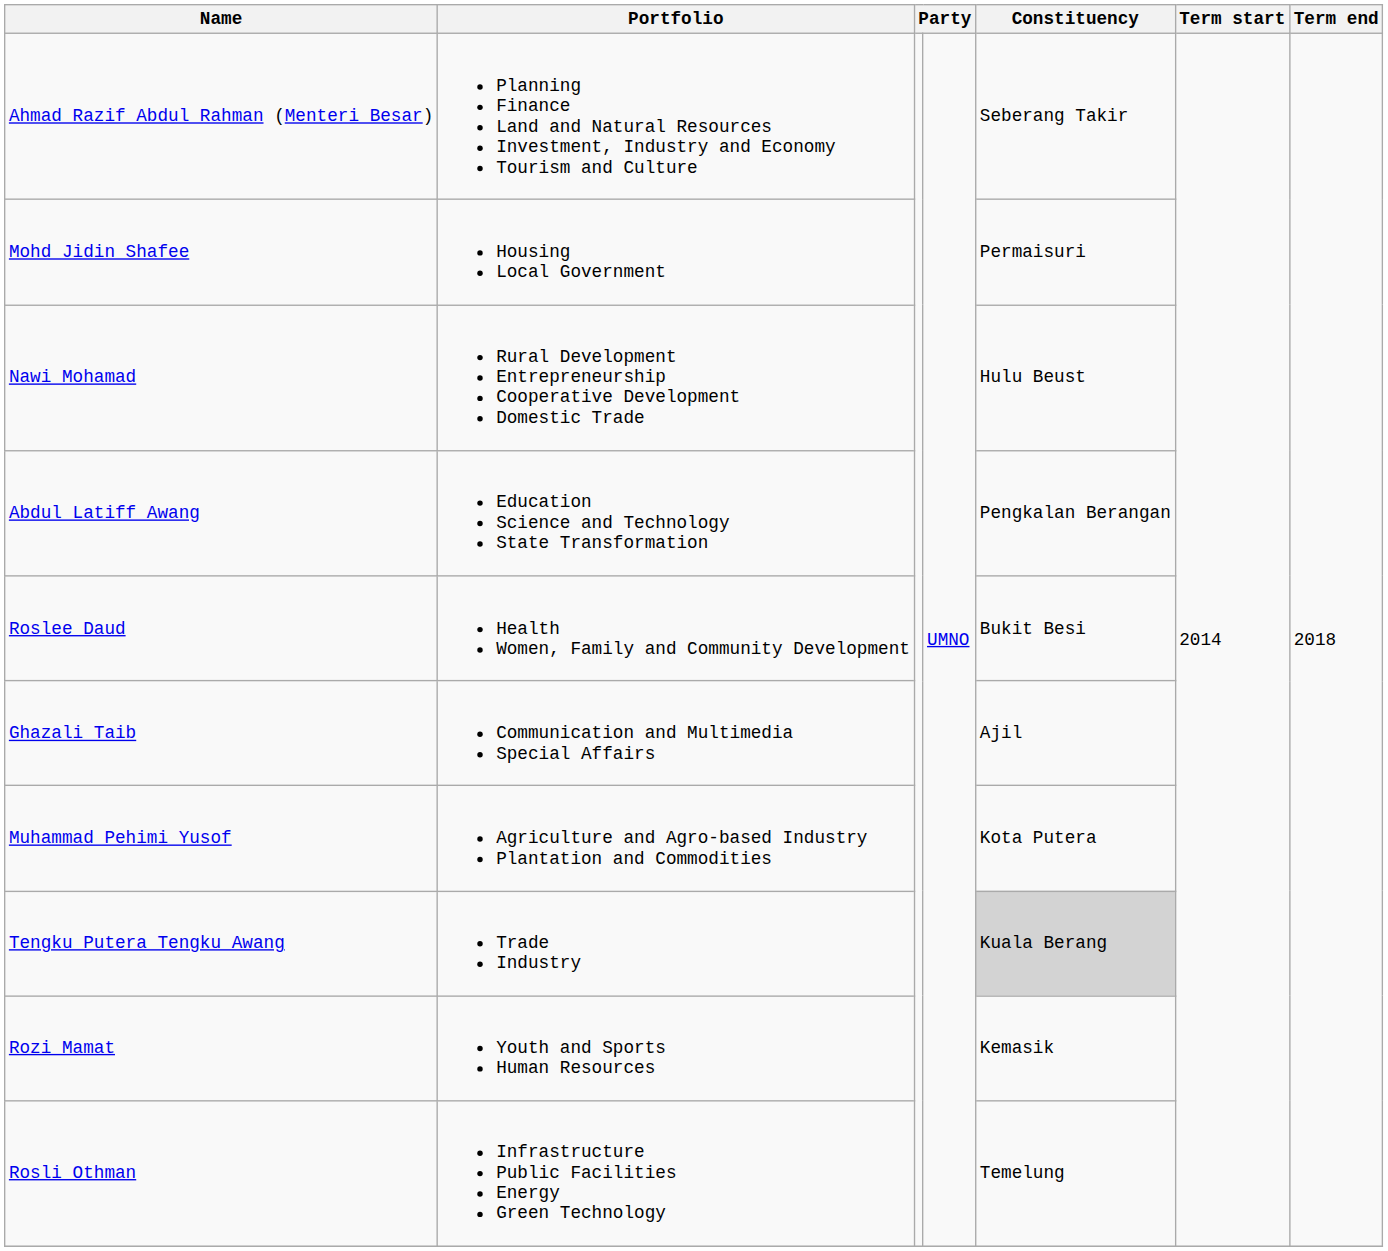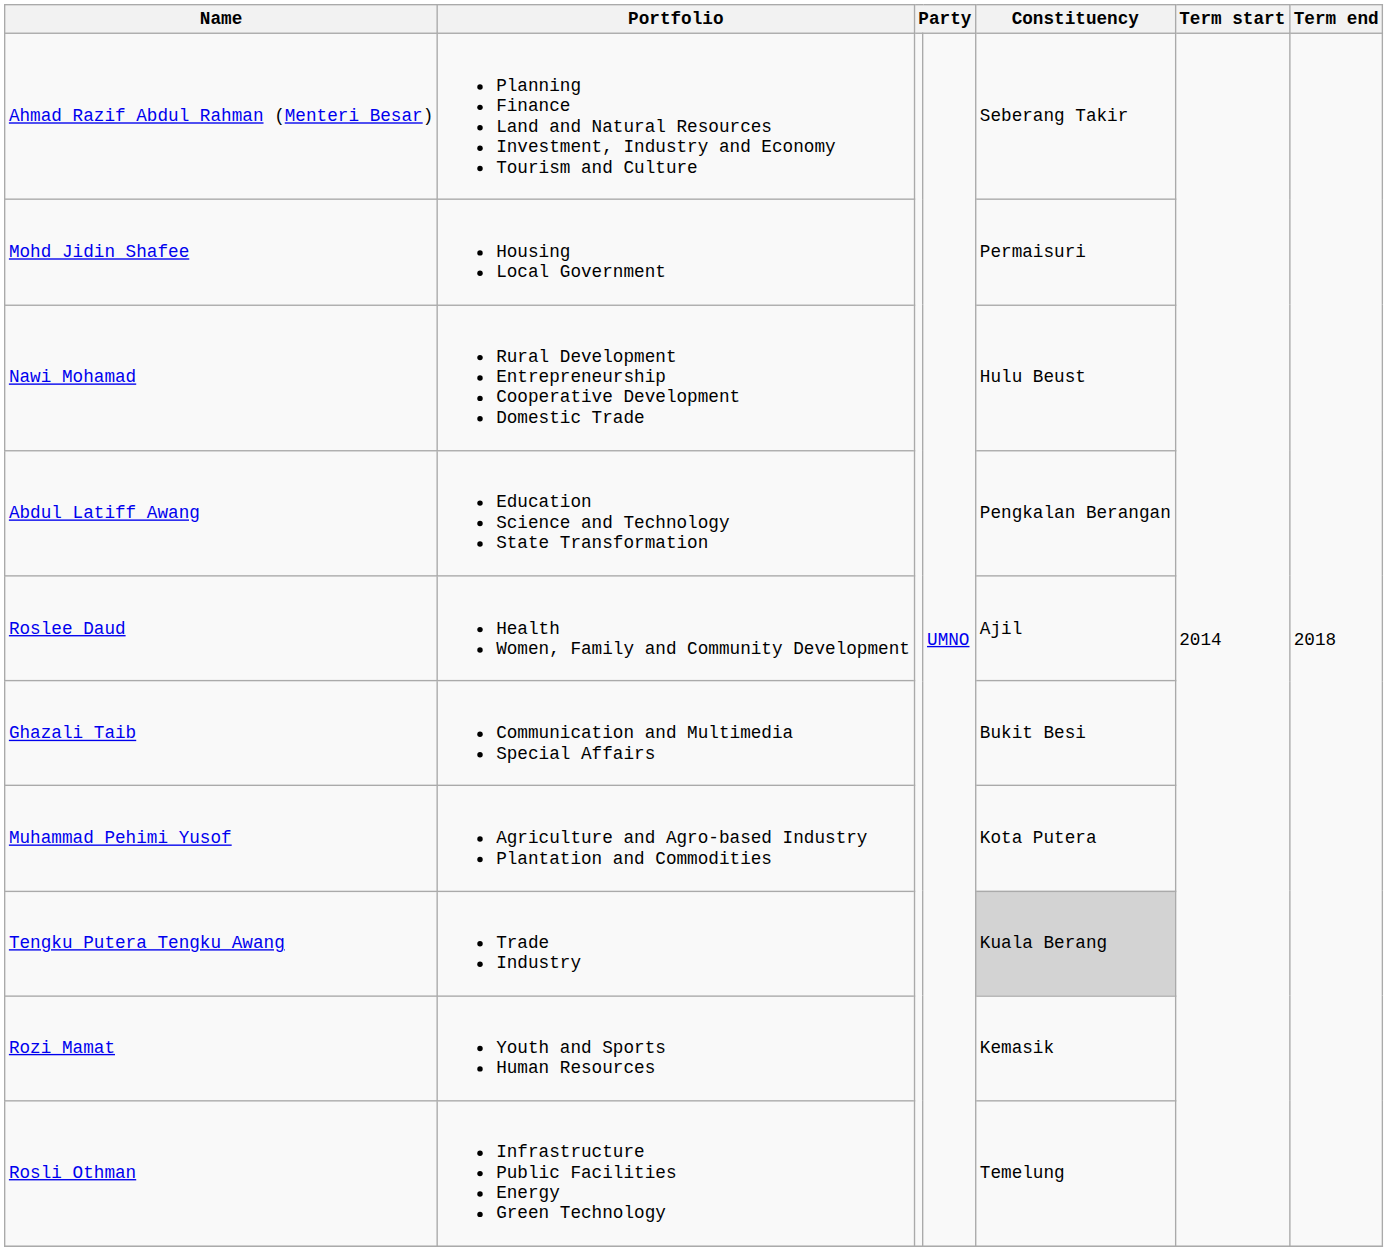(1033, 628) Bukit Besi -> (1001, 628) Ajil
(1001, 733) Ajil -> (1033, 733) Bukit Besi
